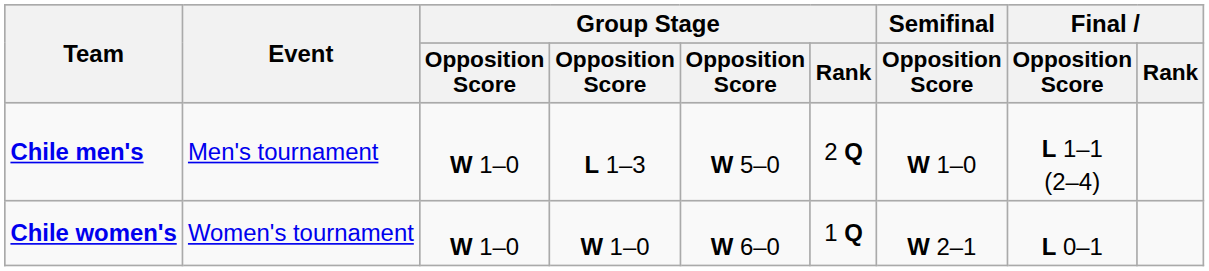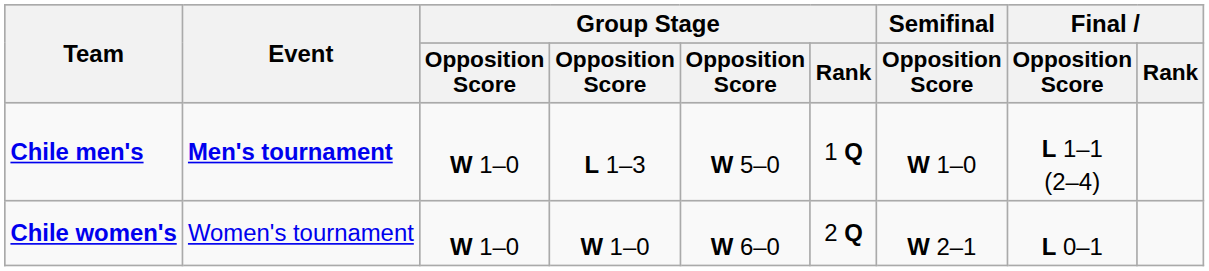(283, 152) normal -> (290, 152) bold
(844, 152) 2 Q -> (844, 152) 1 Q
(844, 233) 1 Q -> (844, 233) 2 Q
